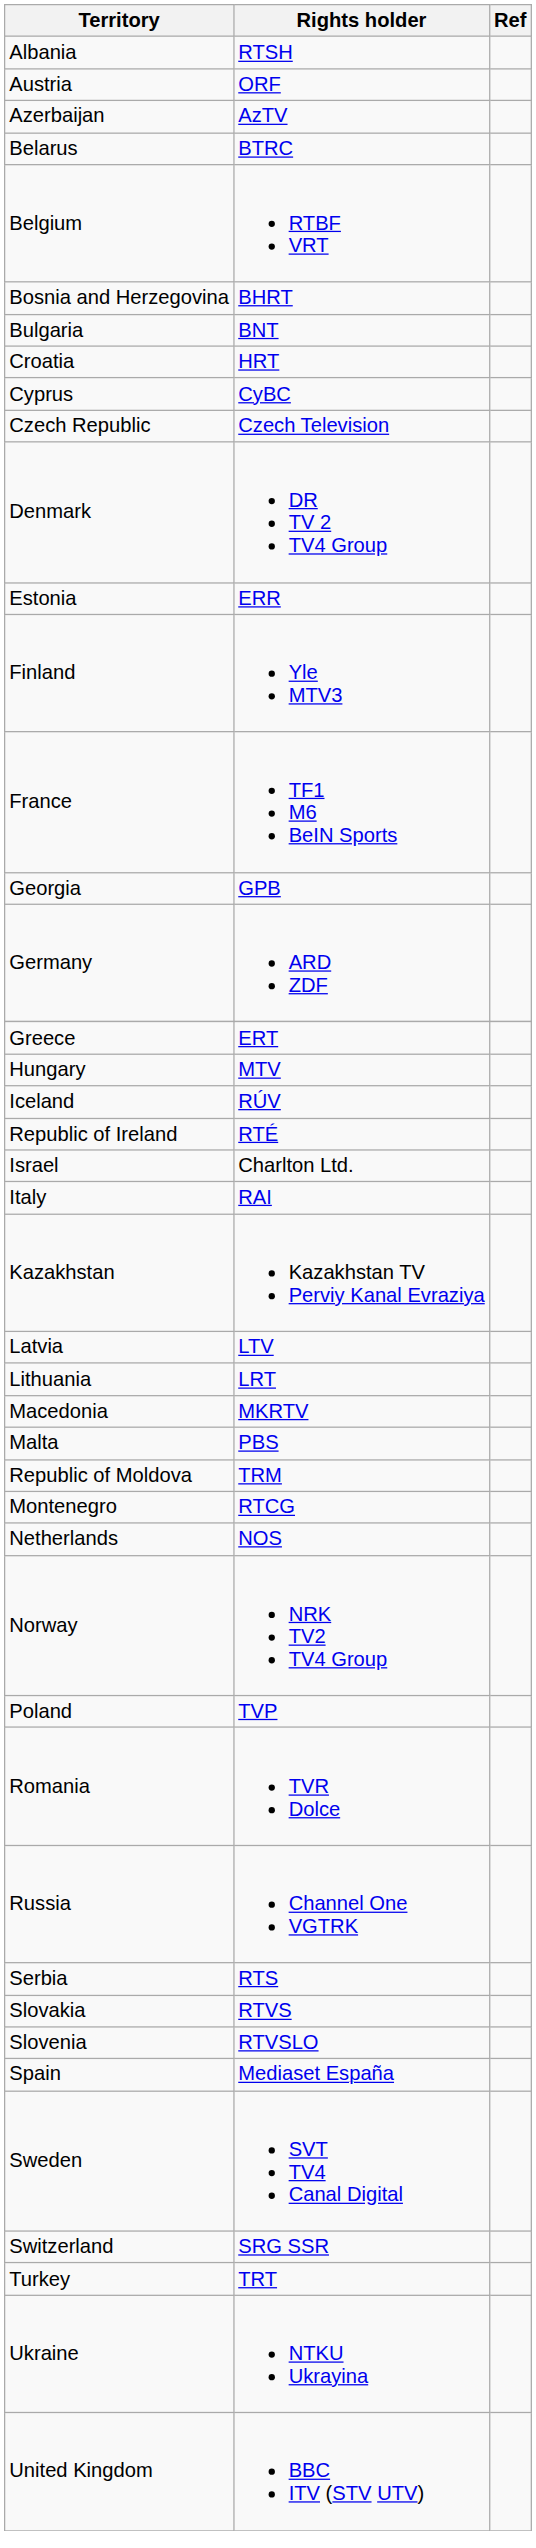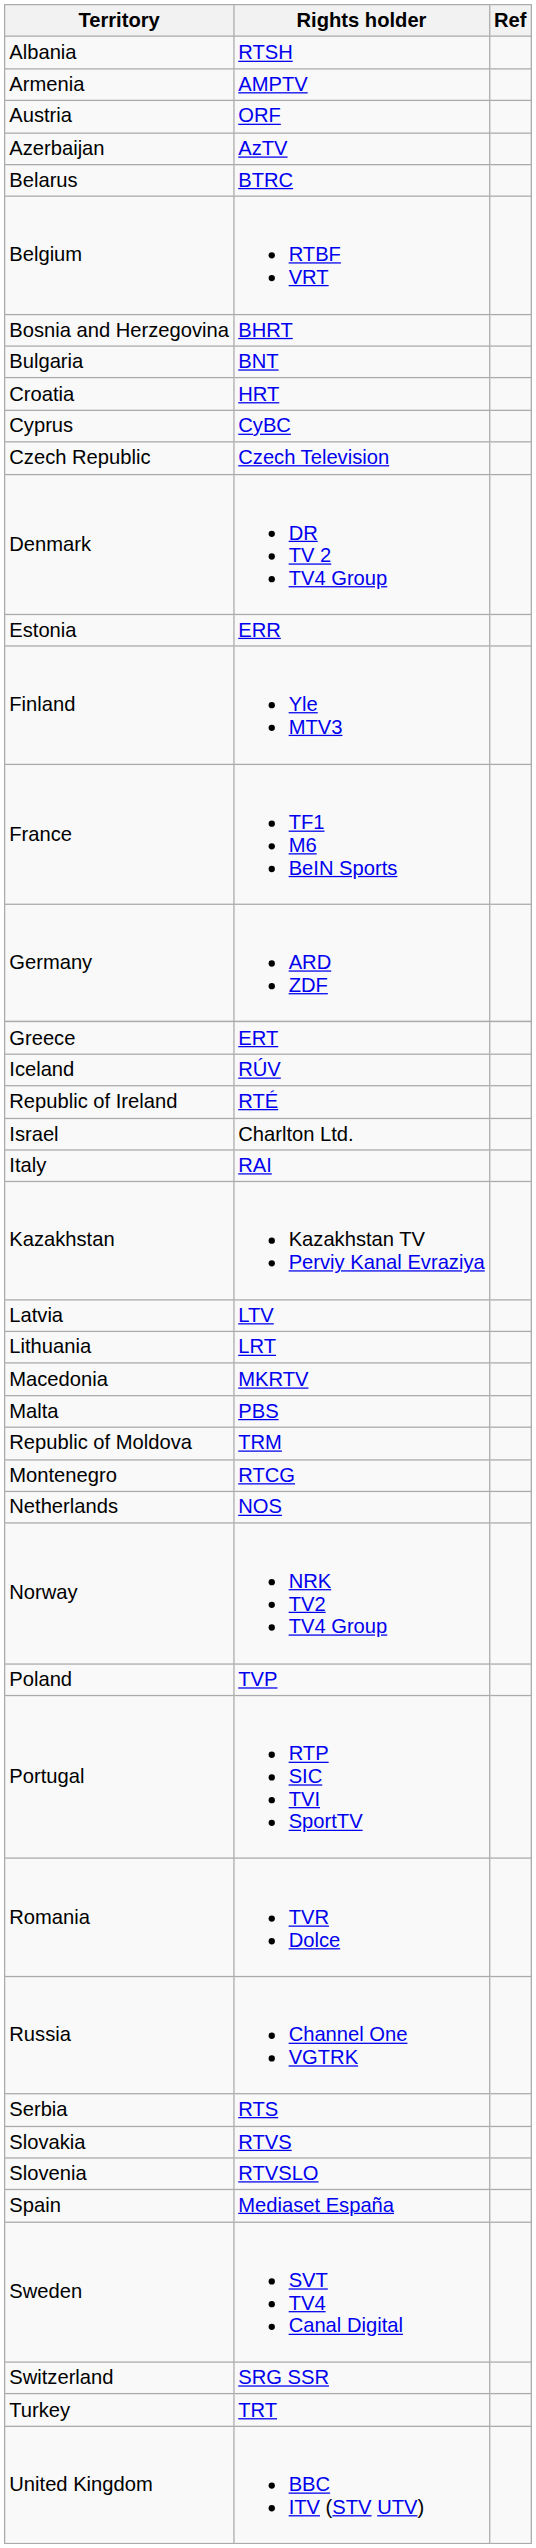+ row: (47, 84)
- row: (45, 888)
- row: (47, 1069)
+ row: (47, 1776)
- row: (44, 2353)
